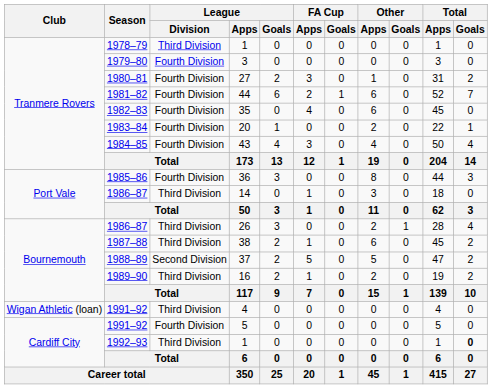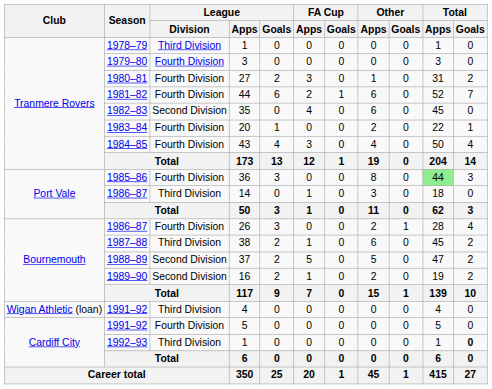(189, 111) Fourth Division -> (189, 111) Second Division
(438, 177) no background -> (438, 177) lightgreen background
(189, 227) Third Division -> (189, 227) Fourth Division
(189, 276) Third Division -> (189, 276) Second Division
